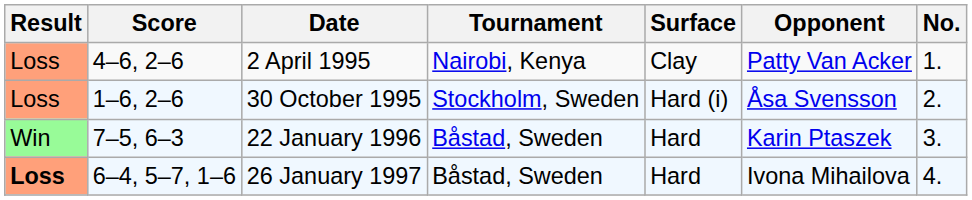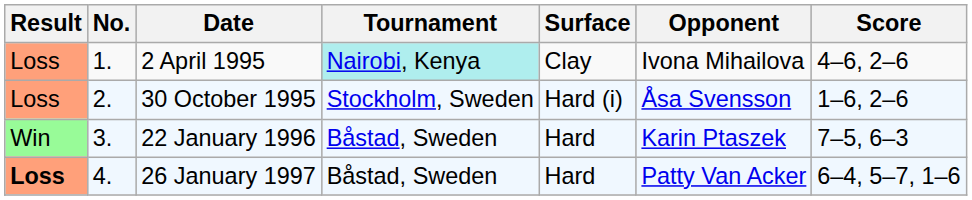columns swapped: (942, 23) <-> (164, 23)
(509, 61) no background -> (404, 61) paleturquoise background
(829, 61) Patty Van Acker -> (723, 61) Ivona Mihailova
(828, 175) Ivona Mihailova -> (724, 175) Patty Van Acker
